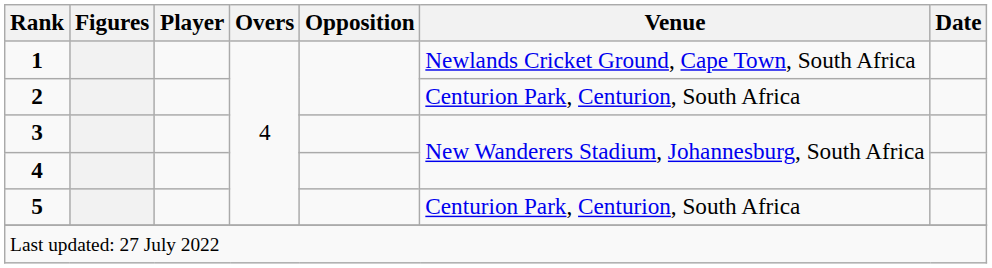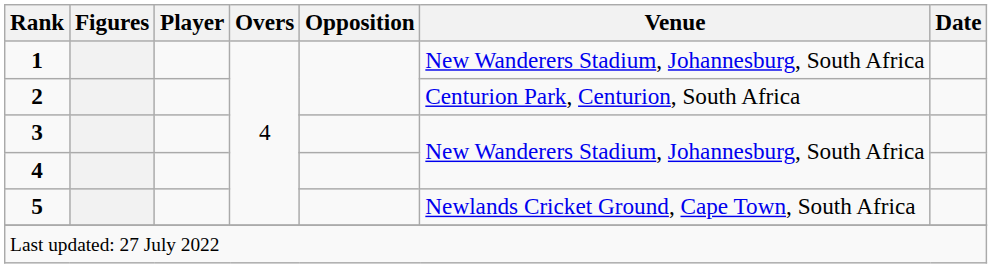(670, 59) Newlands Cricket Ground, Cape Town, South Africa -> (675, 59) New Wanderers Stadium, Johannesburg, South Africa
(613, 206) Centurion Park, Centurion, South Africa -> (670, 206) Newlands Cricket Ground, Cape Town, South Africa
